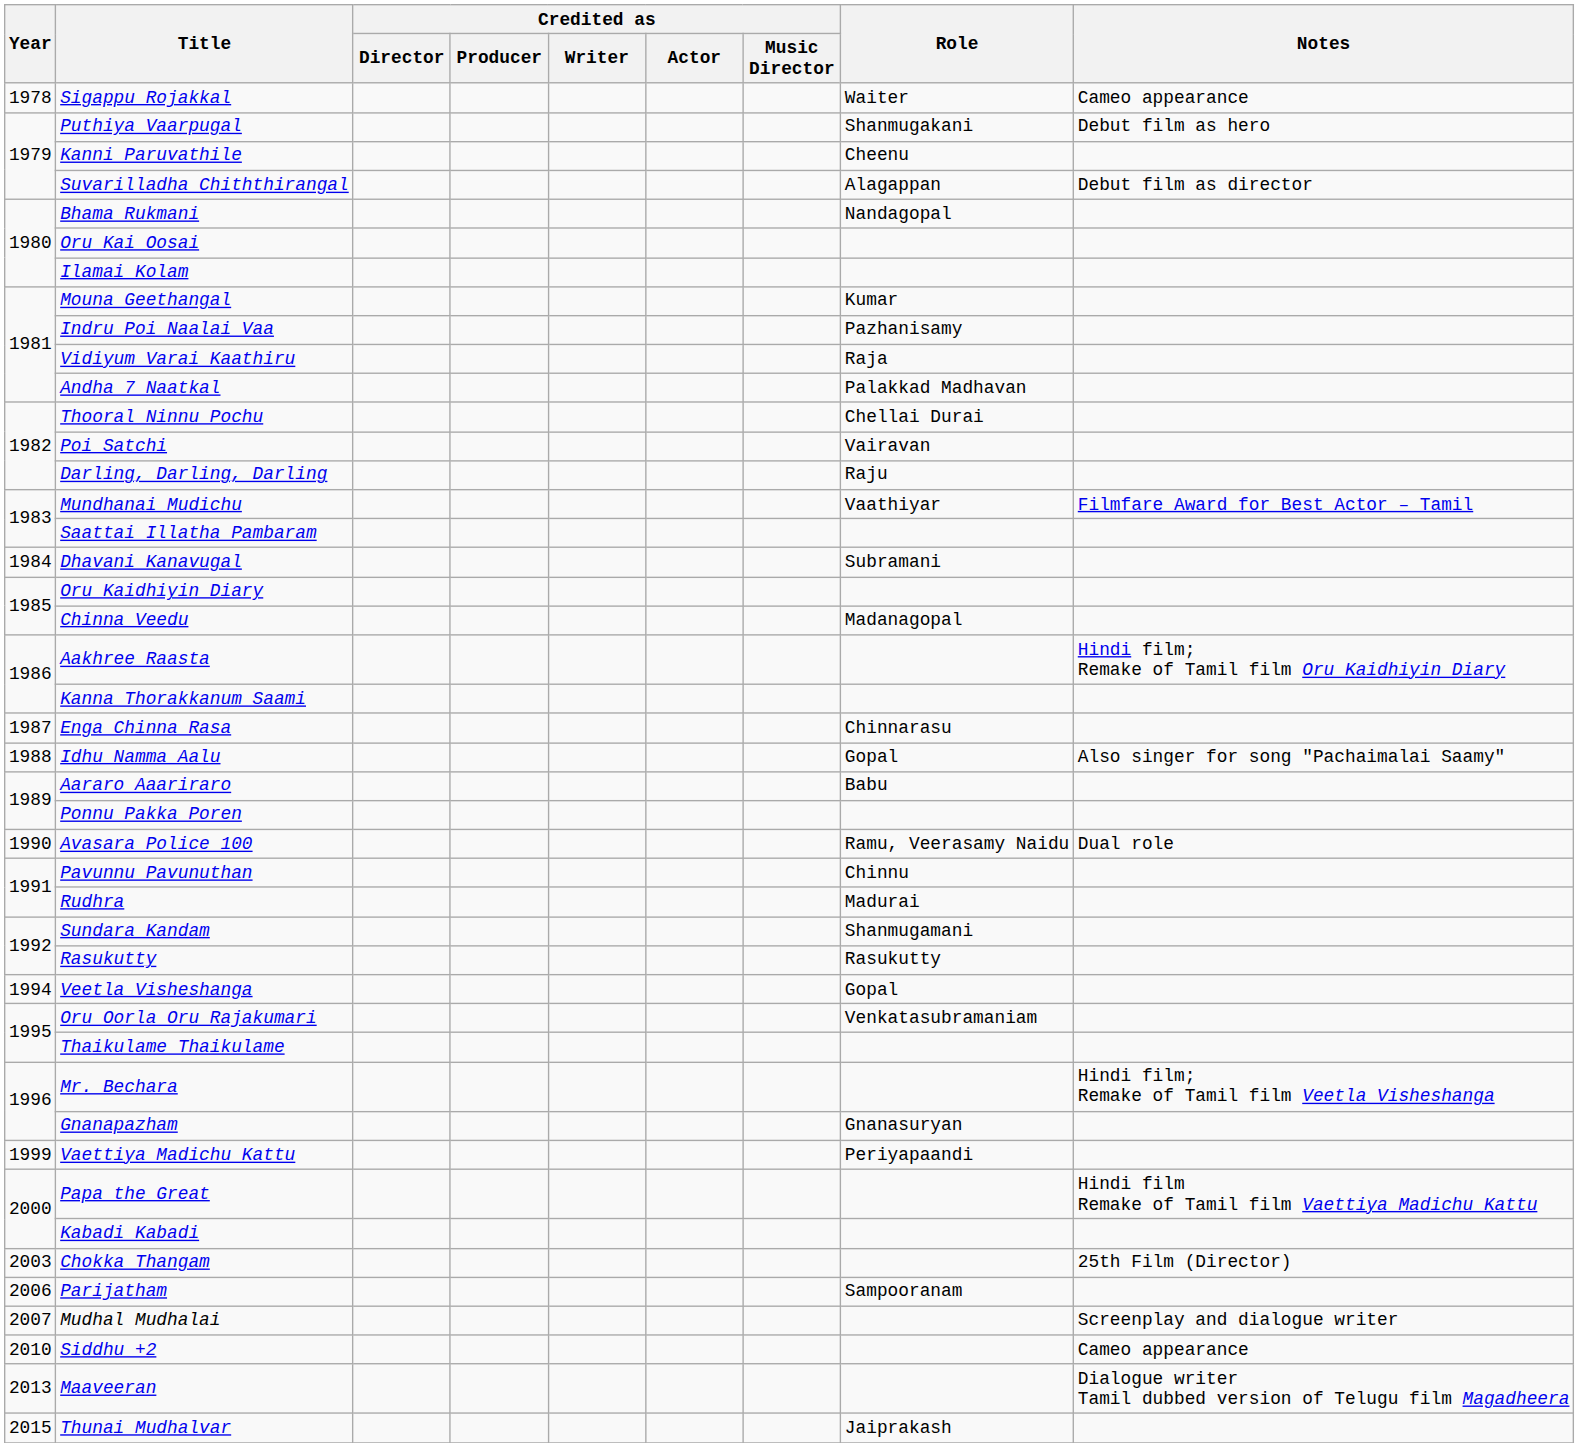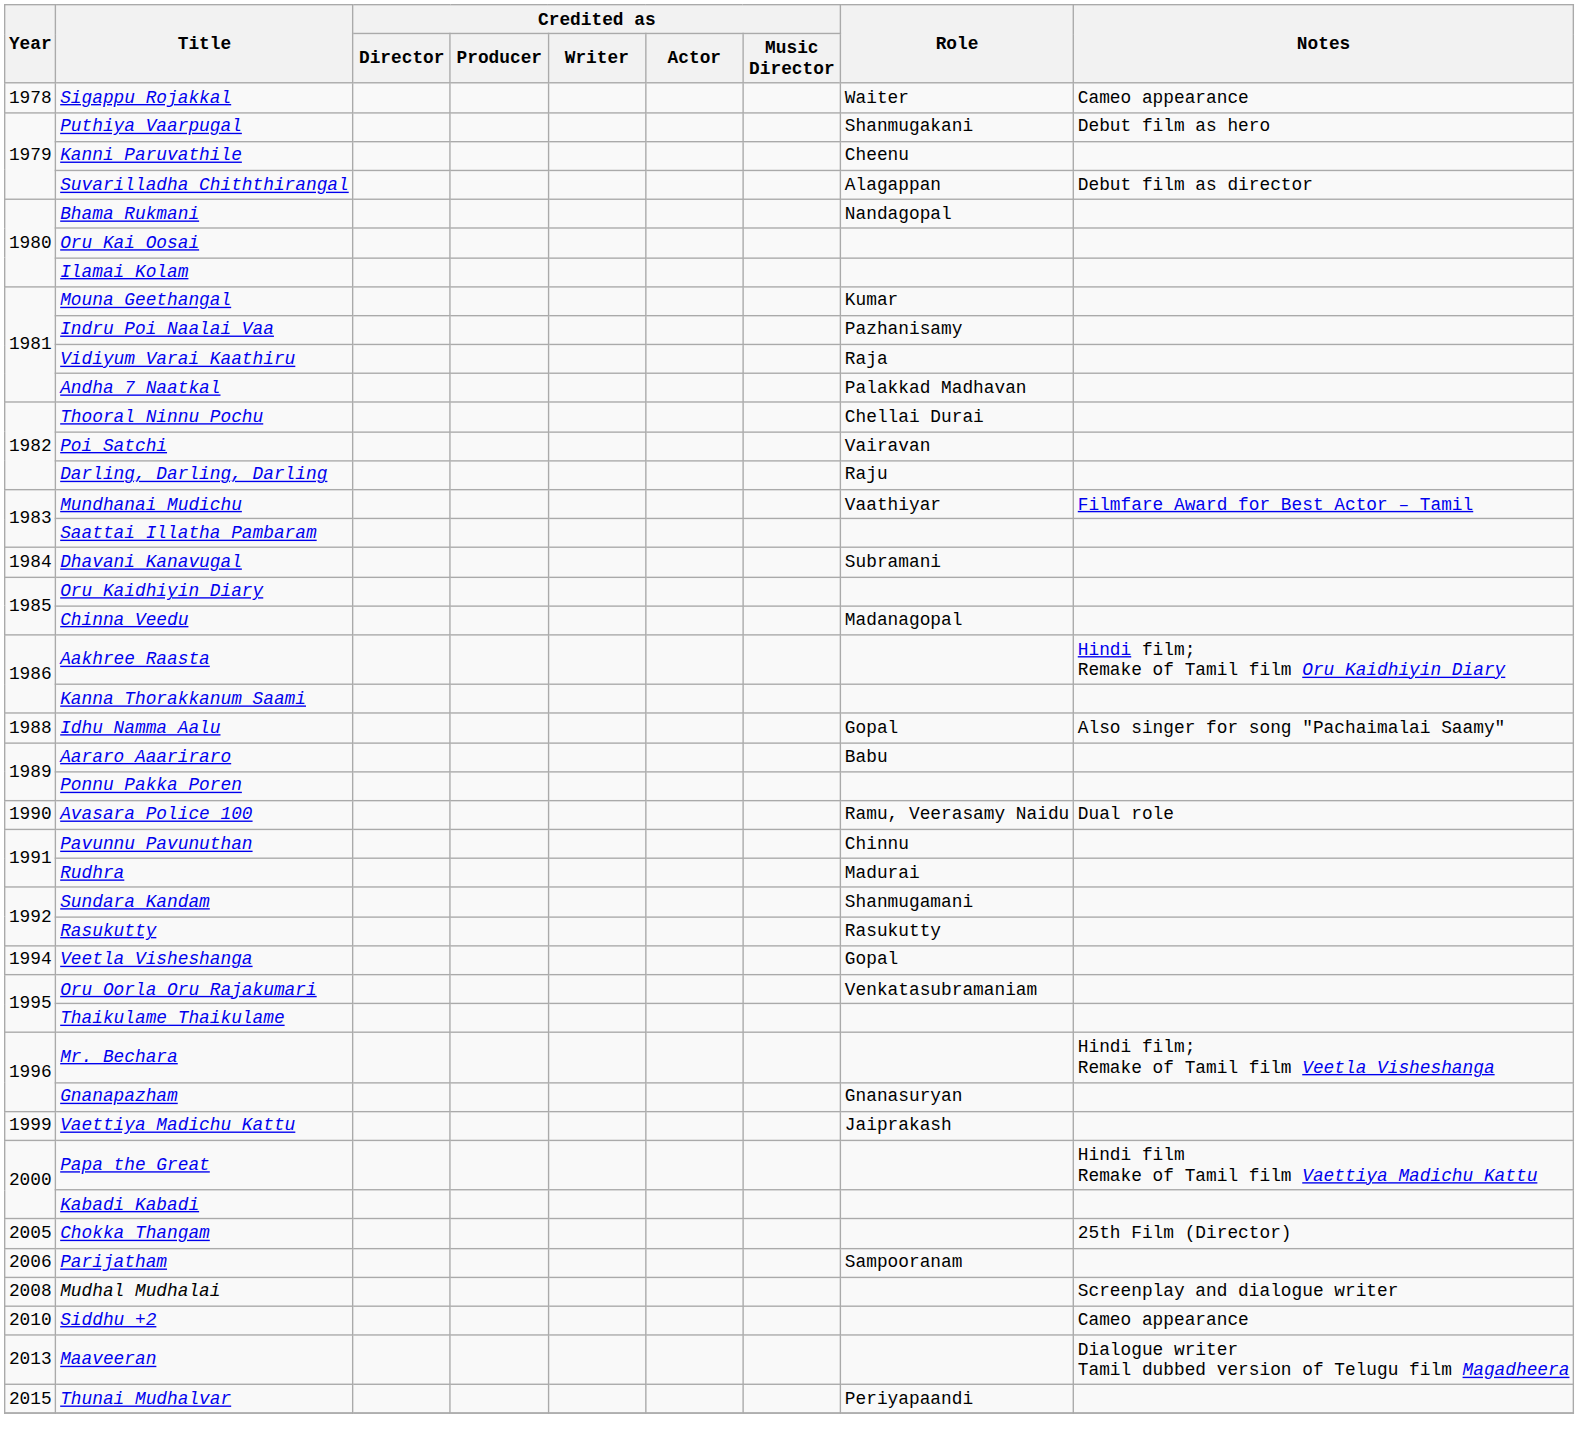- row: (146, 728)
(909, 1155) Periyapaandi -> (898, 1126) Jaiprakash
(30, 1262) 2003 -> (30, 1233) 2005
(30, 1321) 2007 -> (30, 1292) 2008
(898, 1428) Jaiprakash -> (909, 1399) Periyapaandi
